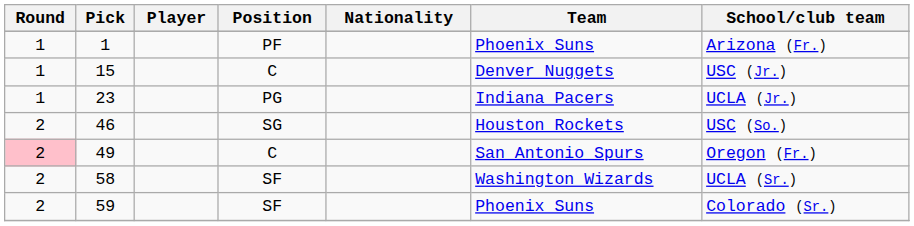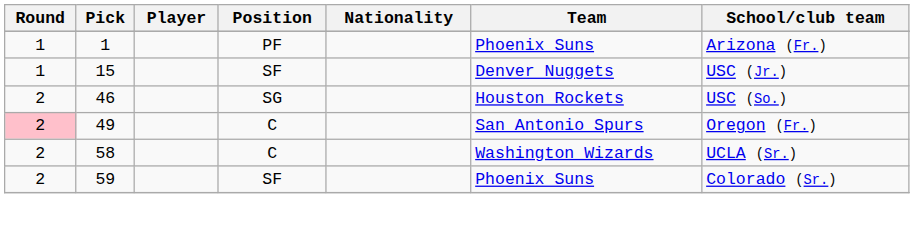(272, 72) C -> (272, 72) SF
- row: (105, 99)
(272, 180) SF -> (272, 153) C
